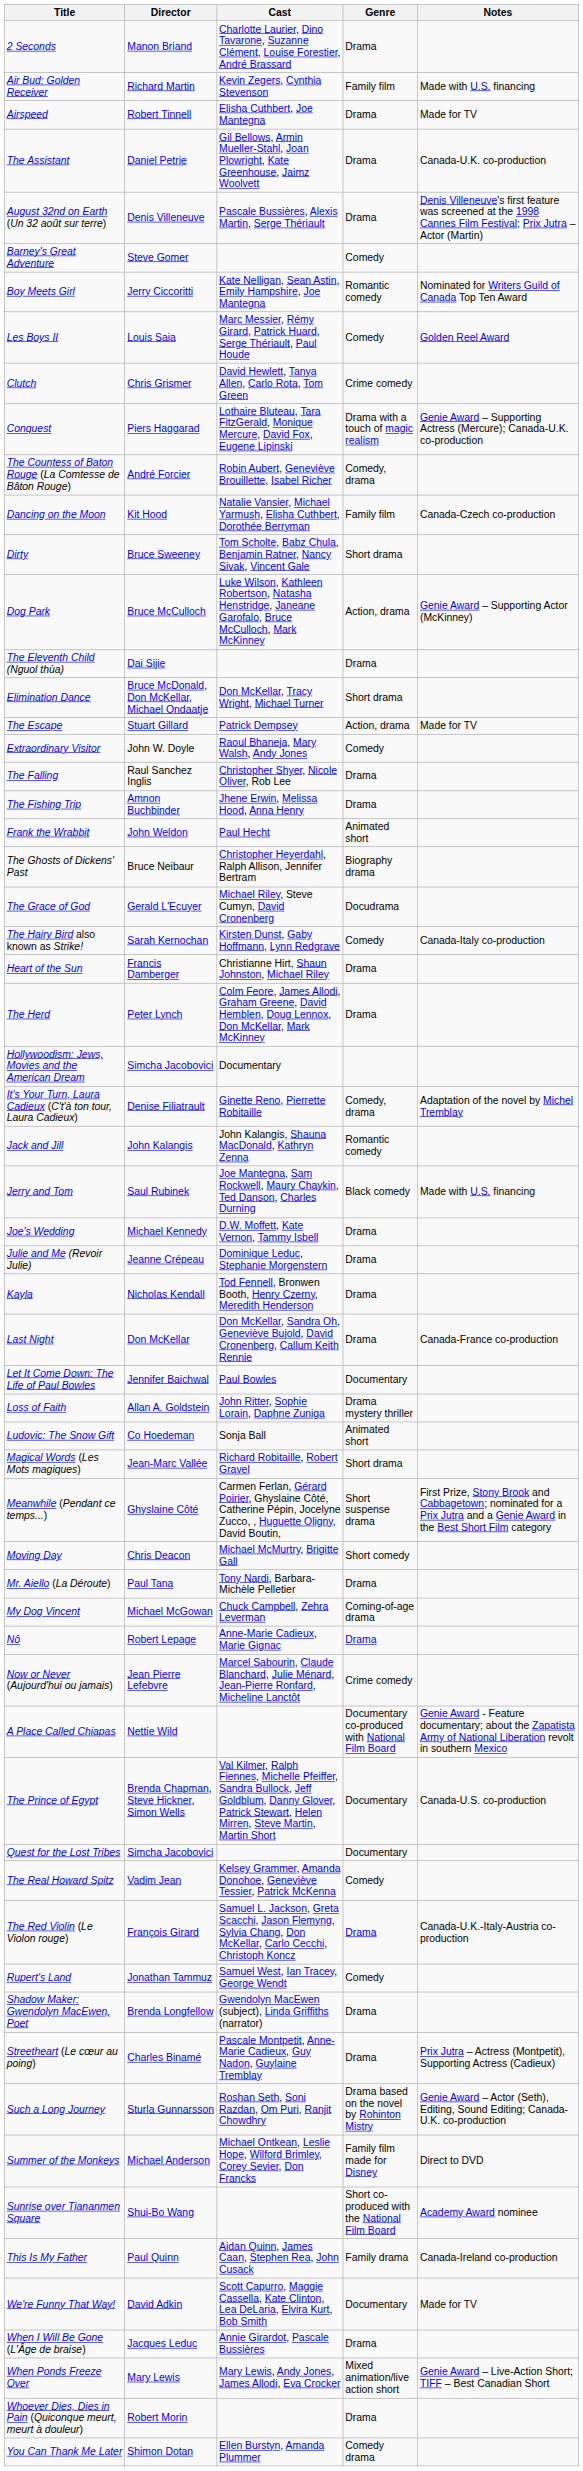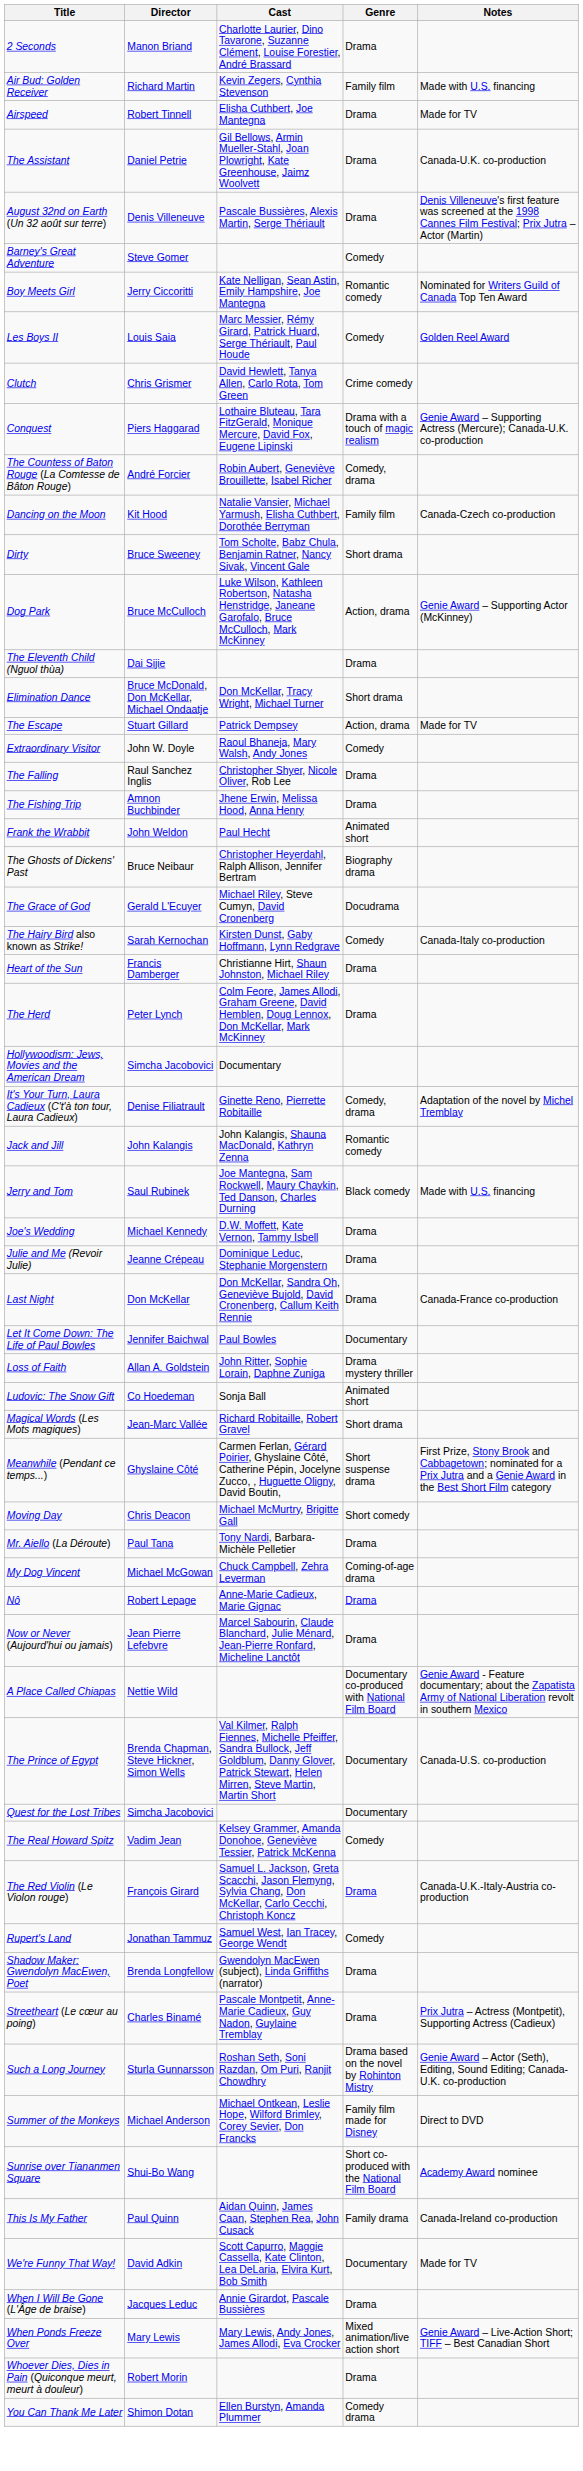- row: (20, 1294)
(379, 1680) Crime comedy -> (361, 1640) Drama
